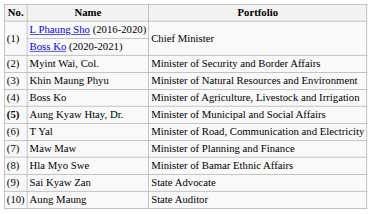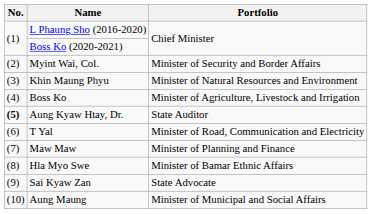(238, 115) Minister of Municipal and Social Affairs -> (180, 115) State Auditor
(180, 200) State Auditor -> (238, 200) Minister of Municipal and Social Affairs
